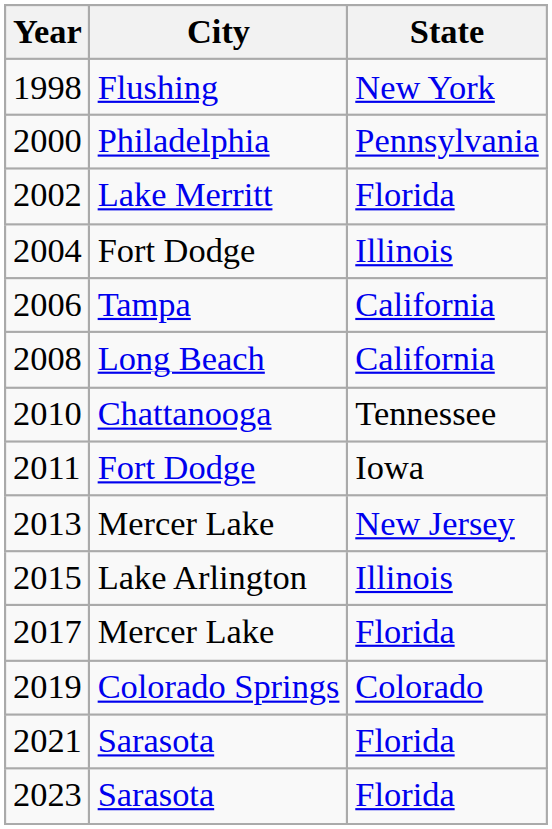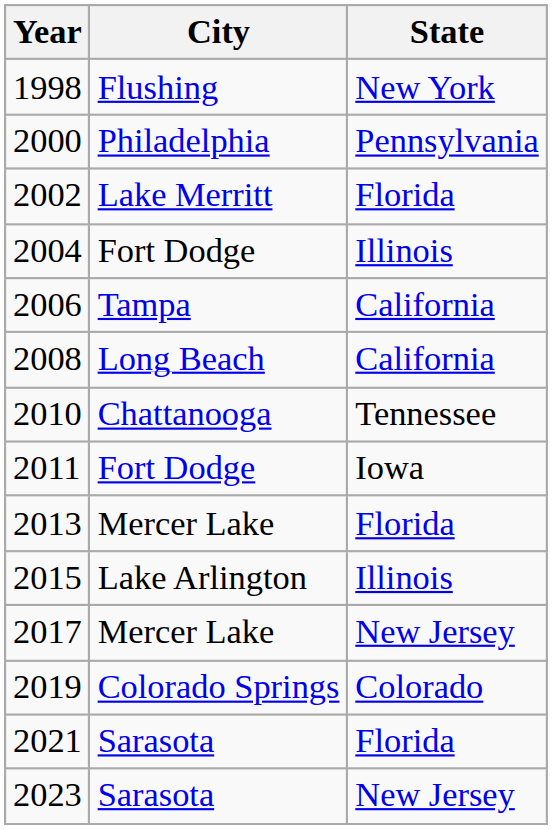(435, 522) New Jersey -> (405, 522) Florida
(405, 631) Florida -> (435, 631) New Jersey
(405, 795) Florida -> (435, 795) New Jersey
